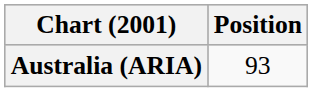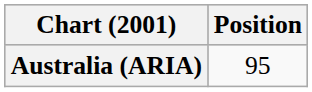(258, 65) 93 -> (258, 65) 95
